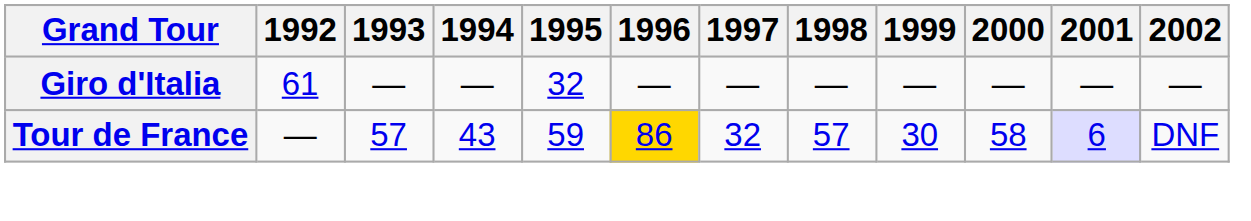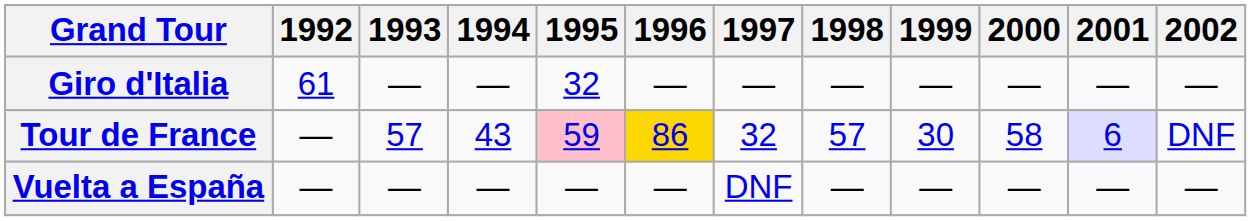(566, 135) no background -> (582, 135) pink background
+ row: (138, 187)
